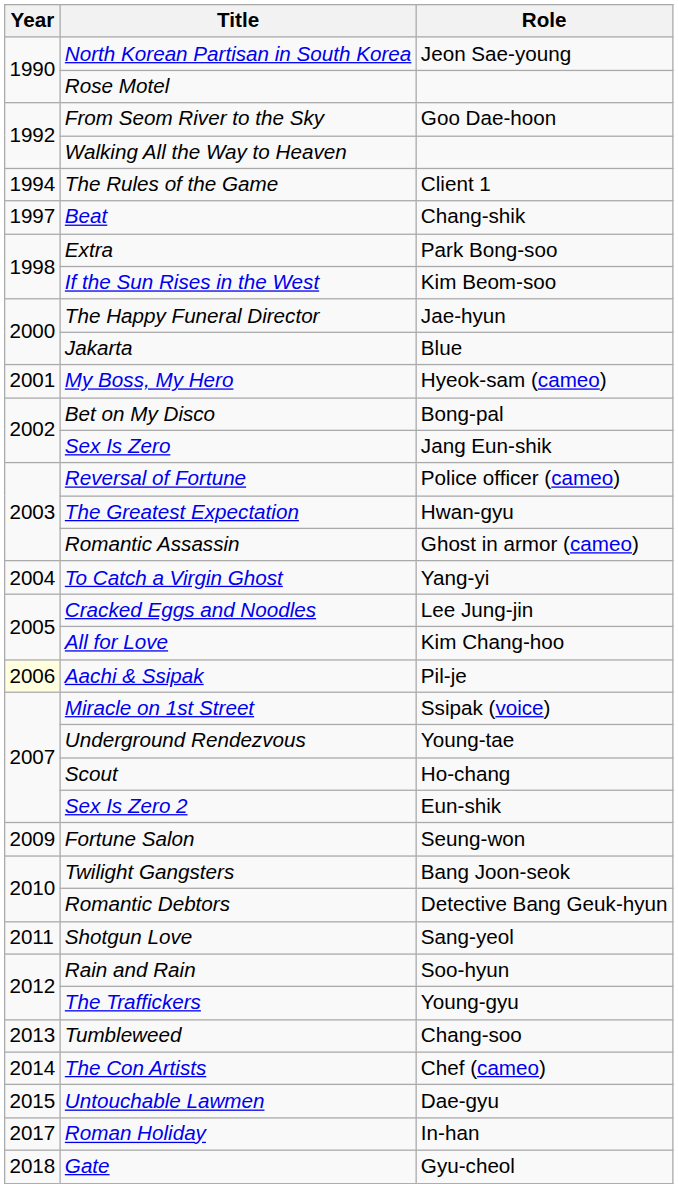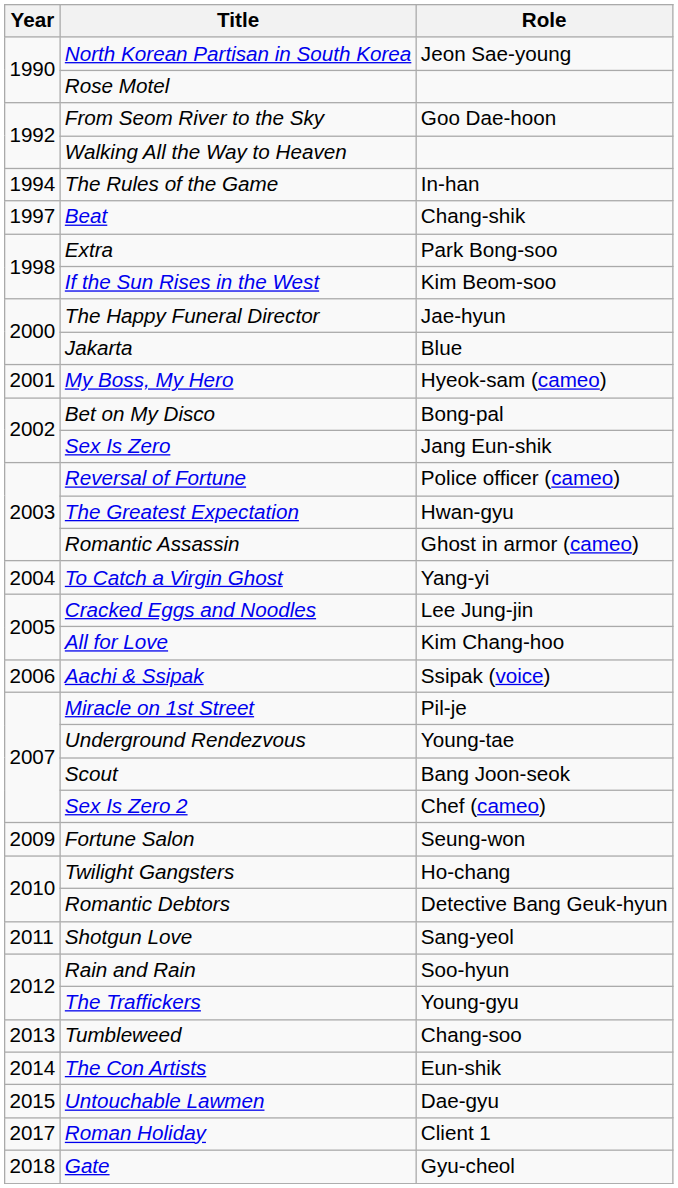(456, 184) Client 1 -> (450, 184) In-han
(32, 675) lightyellow background -> (32, 675) no background
(444, 675) Pil-je -> (486, 675) Ssipak (voice)
(486, 708) Ssipak (voice) -> (444, 708) Pil-je
(466, 773) Ho-chang -> (495, 773) Bang Joon-seok
(461, 806) Eun-shik -> (483, 806) Chef (cameo)
(495, 871) Bang Joon-seok -> (466, 871) Ho-chang
(483, 1068) Chef (cameo) -> (461, 1068) Eun-shik
(450, 1133) In-han -> (456, 1133) Client 1
